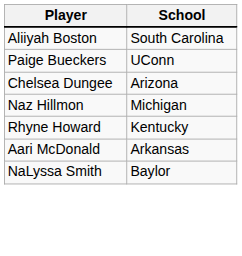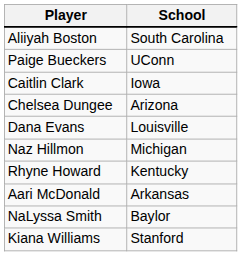+ row: (46, 83)
+ row: (46, 127)
+ row: (54, 239)
